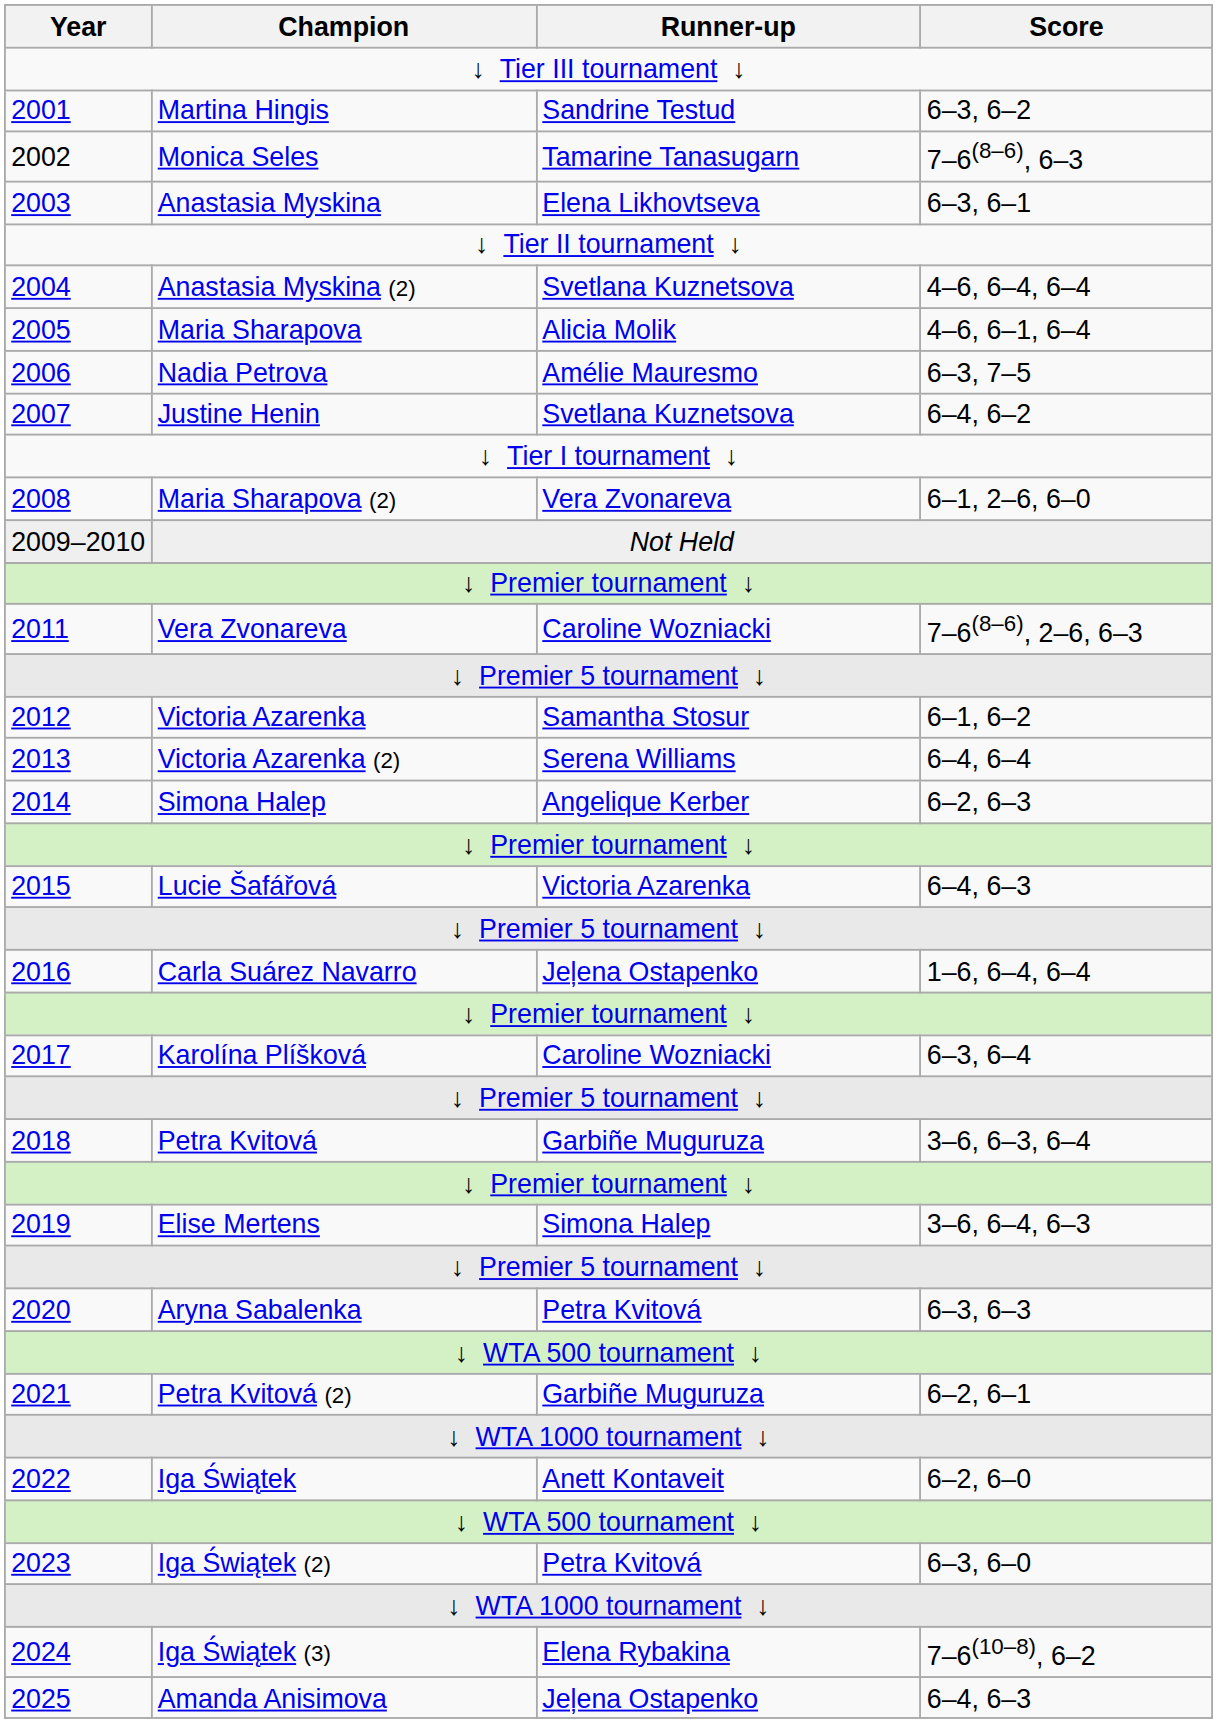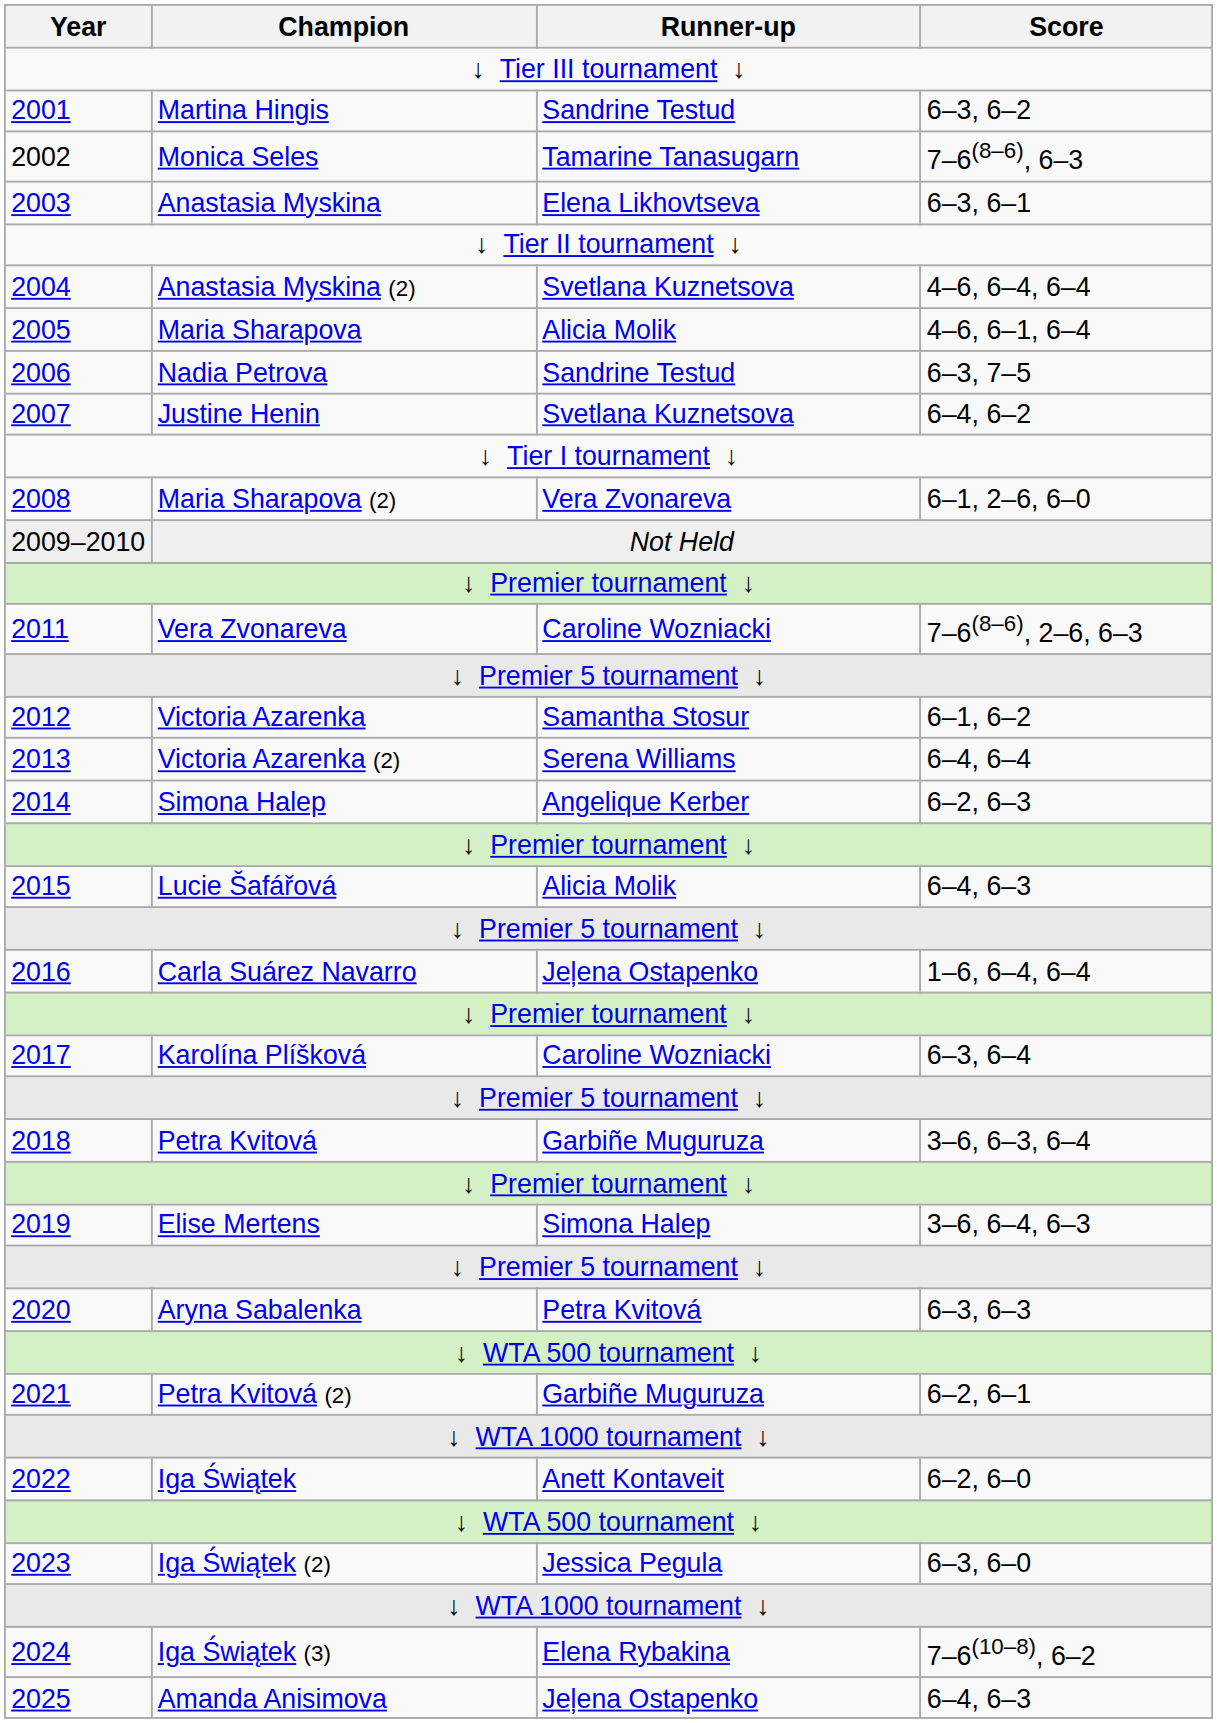(650, 372) Amélie Mauresmo -> (639, 372) Sandrine Testud
(646, 887) Victoria Azarenka -> (609, 887) Alicia Molik
(622, 1564) Petra Kvitová -> (632, 1564) Jessica Pegula
